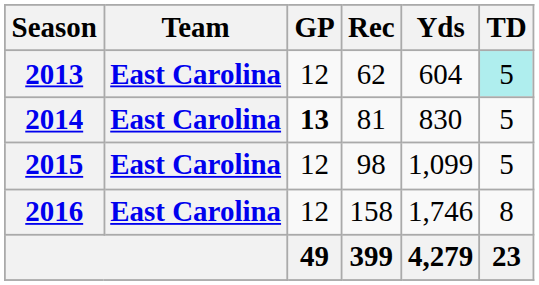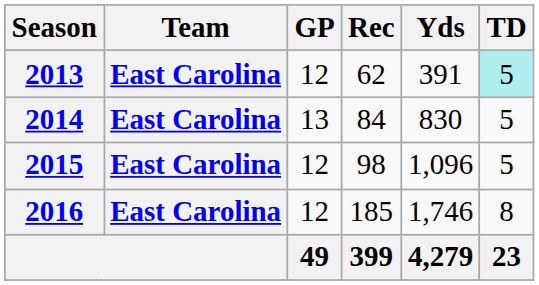(441, 73) 604 -> (441, 73) 391
(315, 119) bold -> (315, 119) normal
(371, 119) 81 -> (371, 119) 84
(441, 165) 1,099 -> (441, 165) 1,096
(371, 211) 158 -> (371, 211) 185
